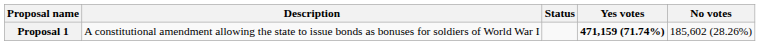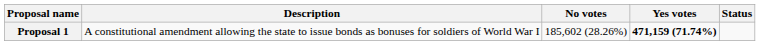columns swapped: (560, 13) <-> (711, 13)
